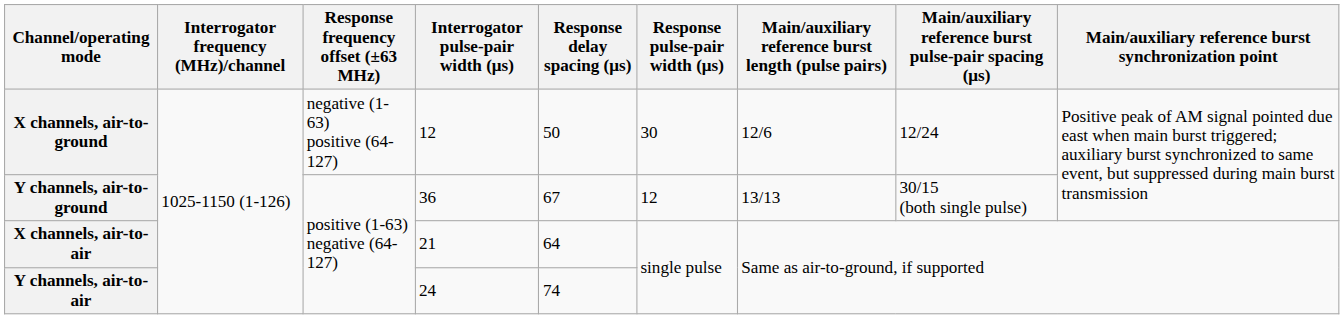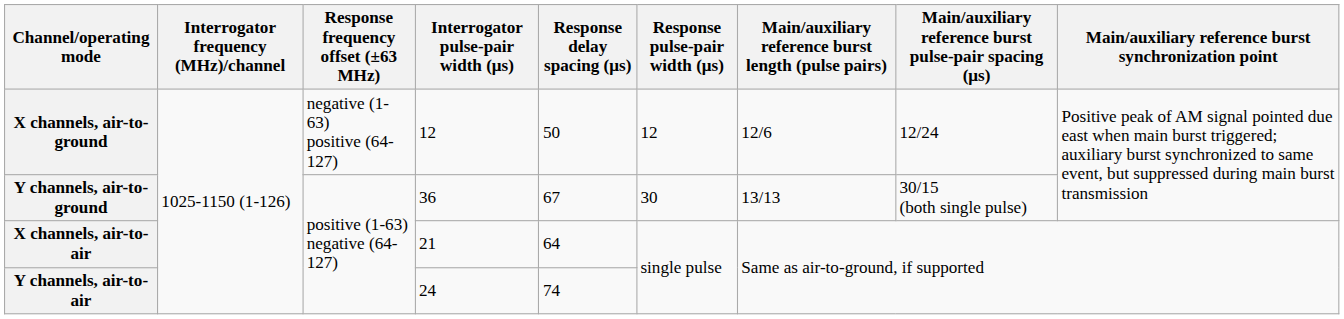(649, 131) 30 -> (649, 131) 12
(649, 197) 12 -> (649, 197) 30
